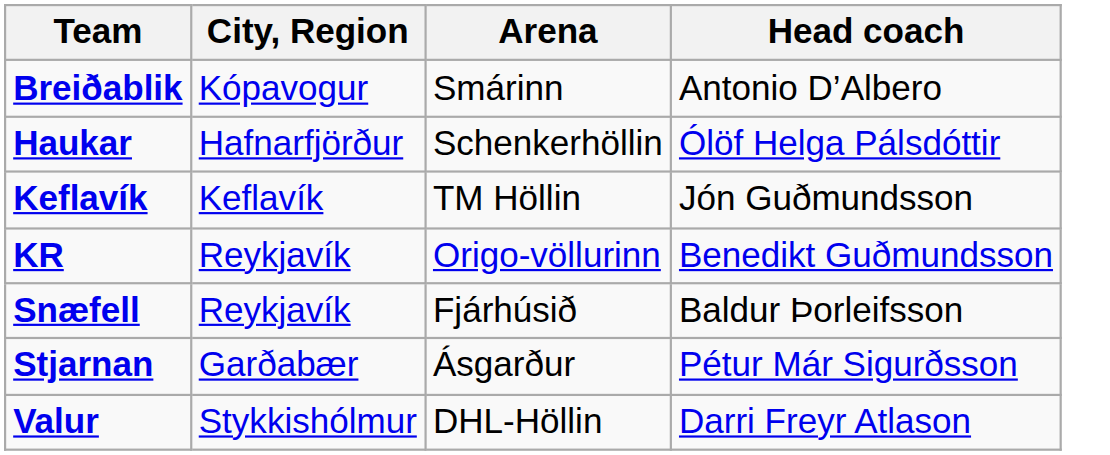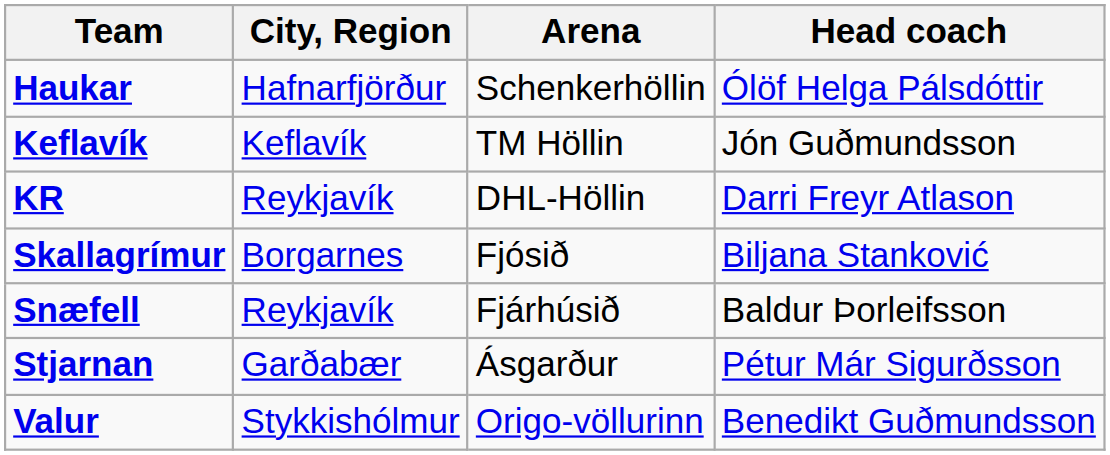- row: (98, 87)
(547, 254) Origo-völlurinn -> (561, 198) DHL-Höllin
(866, 254) Benedikt Guðmundsson -> (868, 198) Darri Freyr Atlason
+ row: (119, 254)
(518, 421) DHL-Höllin -> (590, 421) Origo-völlurinn
(825, 421) Darri Freyr Atlason -> (909, 421) Benedikt Guðmundsson
